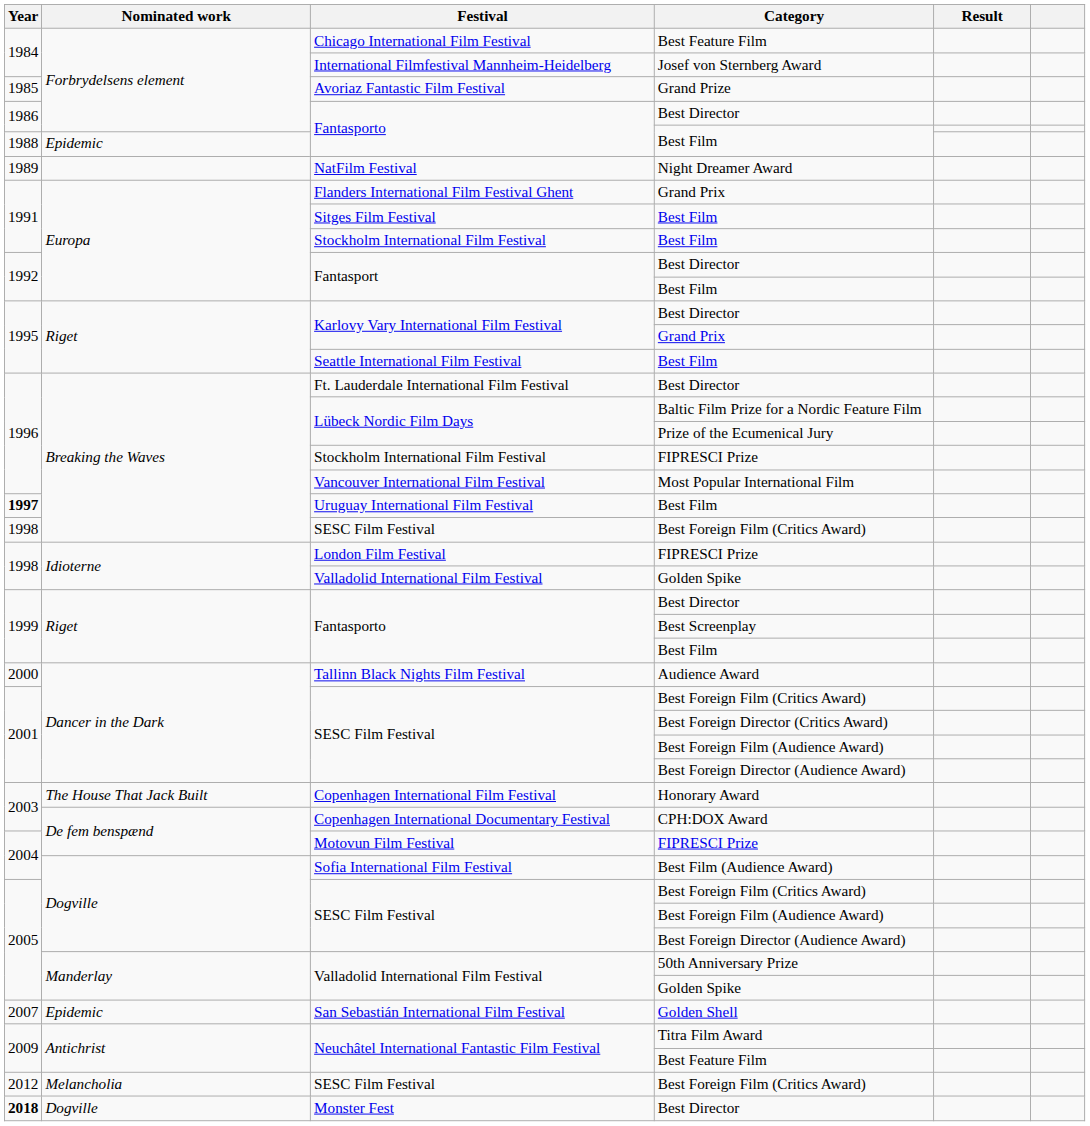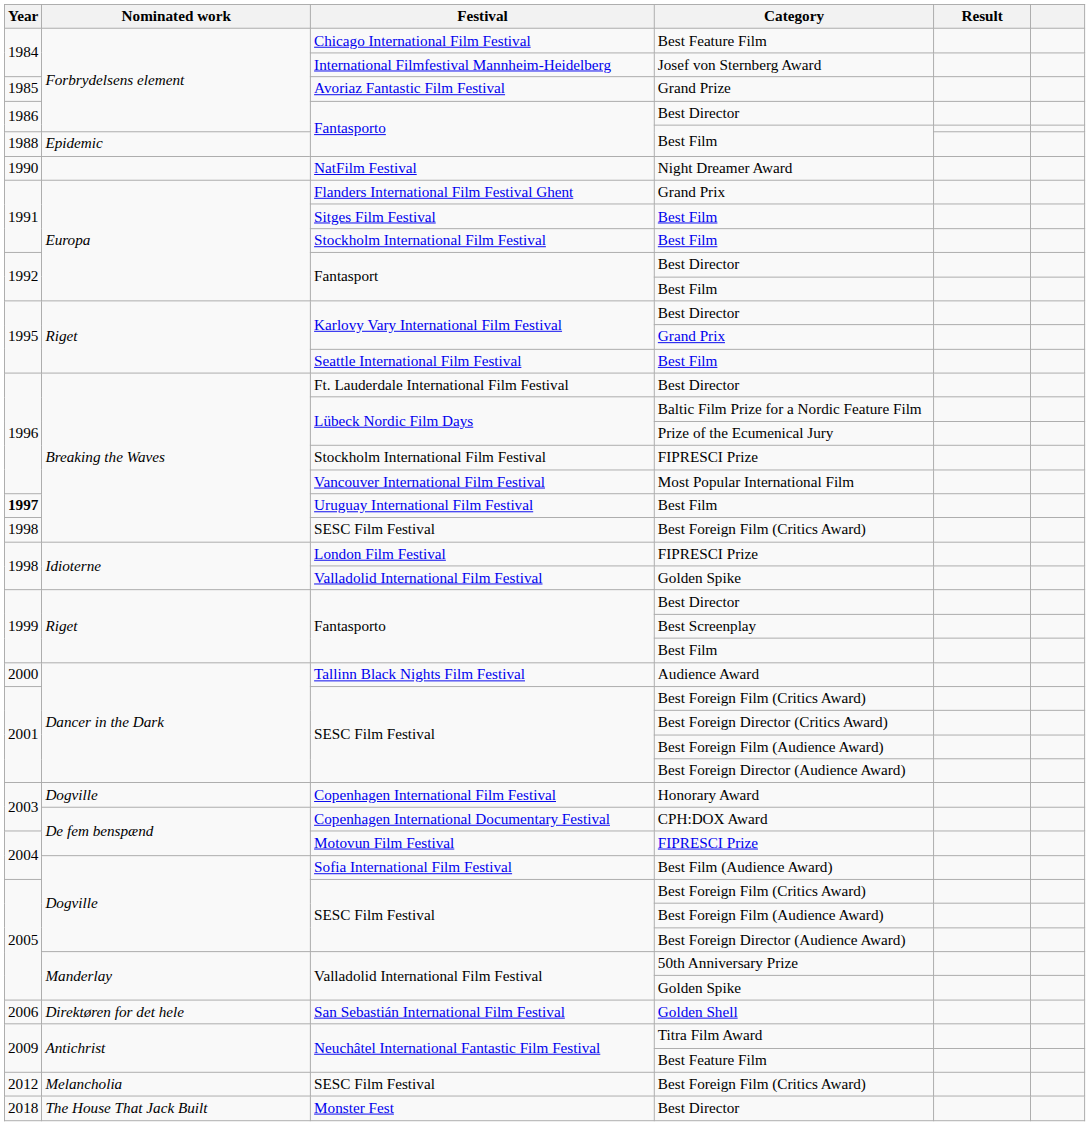(23, 168) 1989 -> (23, 168) 1990
(126, 794) The House That Jack Built -> (72, 794) Dogville
(23, 1011) 2007 -> (23, 1011) 2006
(74, 1011) Epidemic -> (115, 1011) Direktøren for det hele
(23, 1108) bold -> (23, 1108) normal
(72, 1108) Dogville -> (126, 1108) The House That Jack Built
